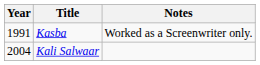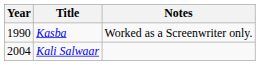(19, 32) 1991 -> (19, 32) 1990
